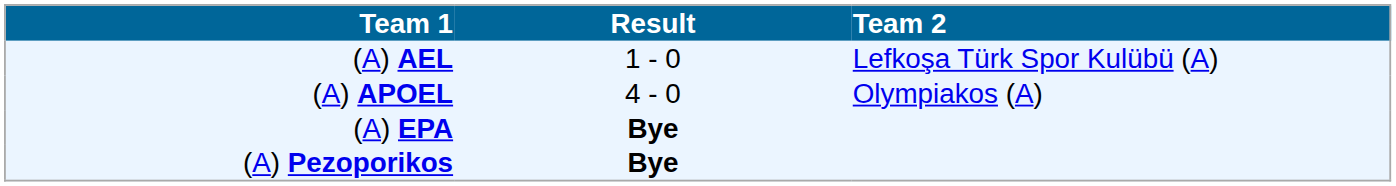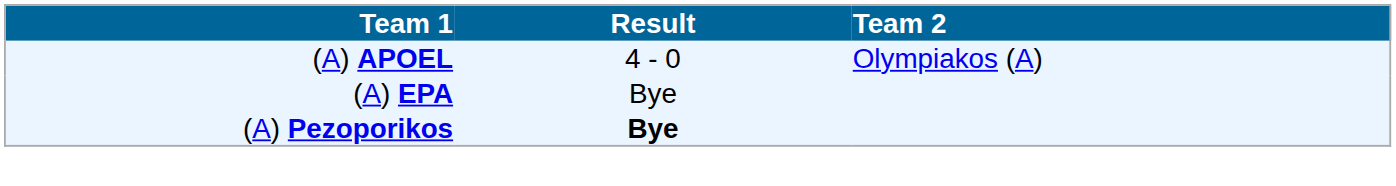- row: (403, 58)
(653, 128) bold -> (653, 93) normal
